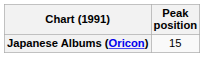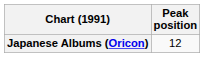(175, 43) 15 -> (175, 43) 12
